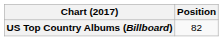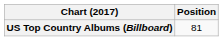(197, 28) 82 -> (197, 28) 81
